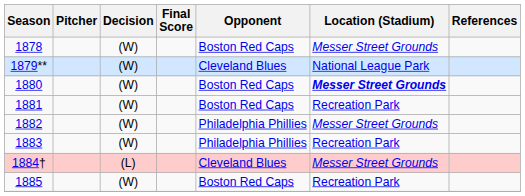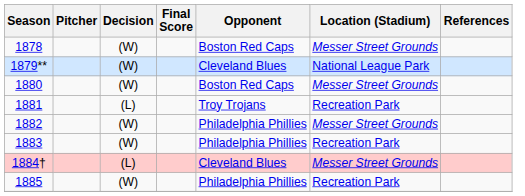(379, 85) bold -> (375, 85) normal
(128, 104) (W) -> (128, 104) (L)
(246, 104) Boston Red Caps -> (232, 104) Troy Trojans
(246, 182) Boston Red Caps -> (253, 182) Philadelphia Phillies
